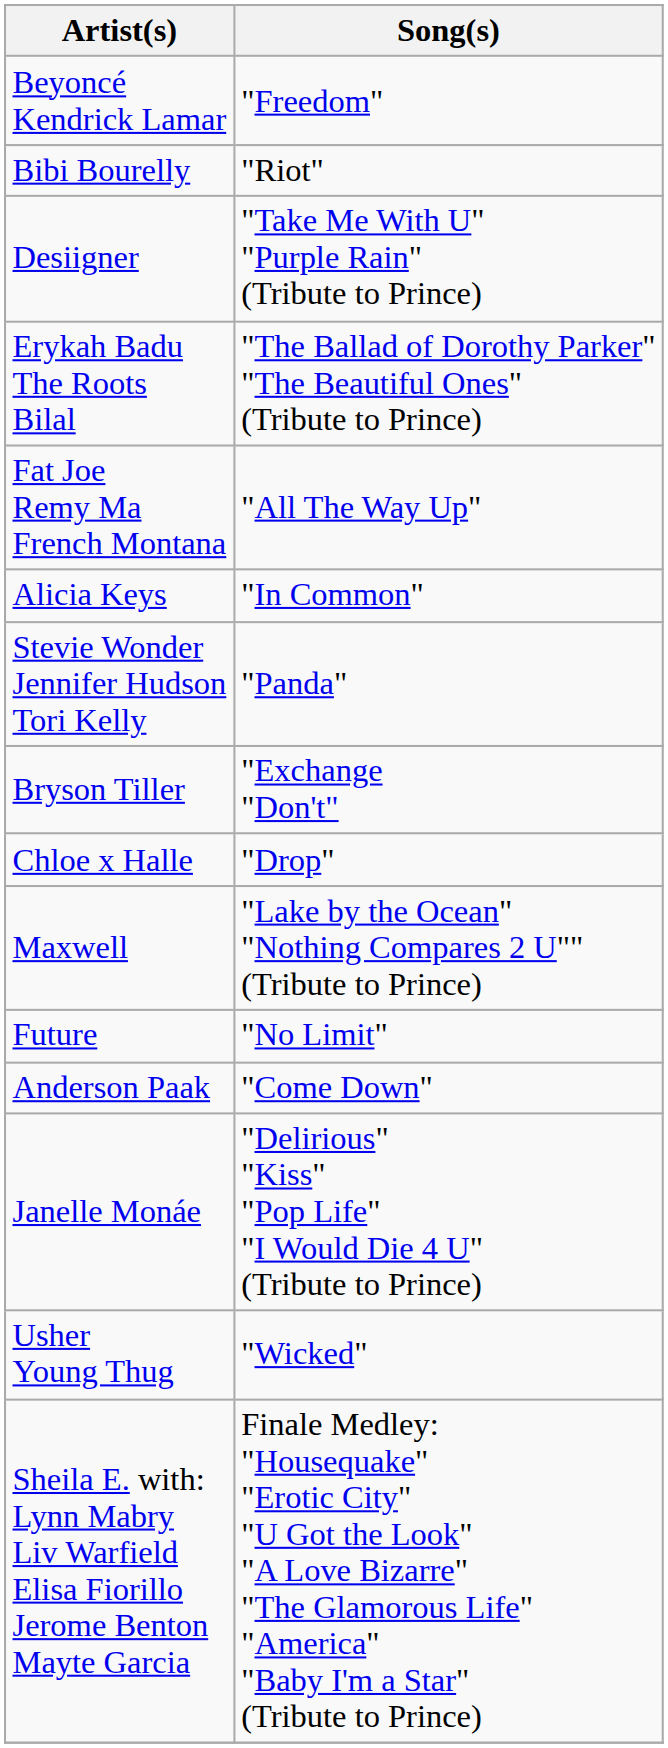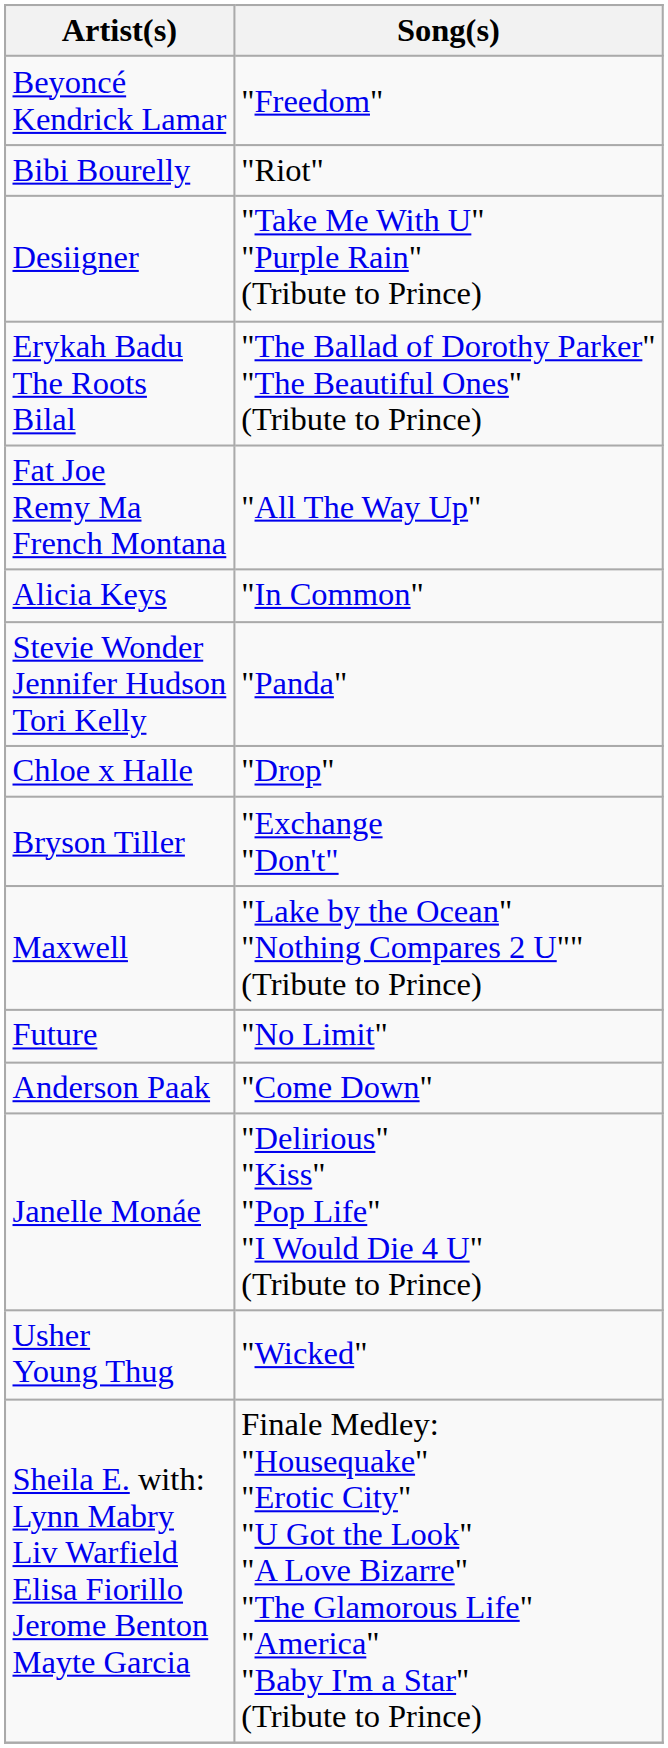rows swapped: (103, 859) <-> (99, 789)
